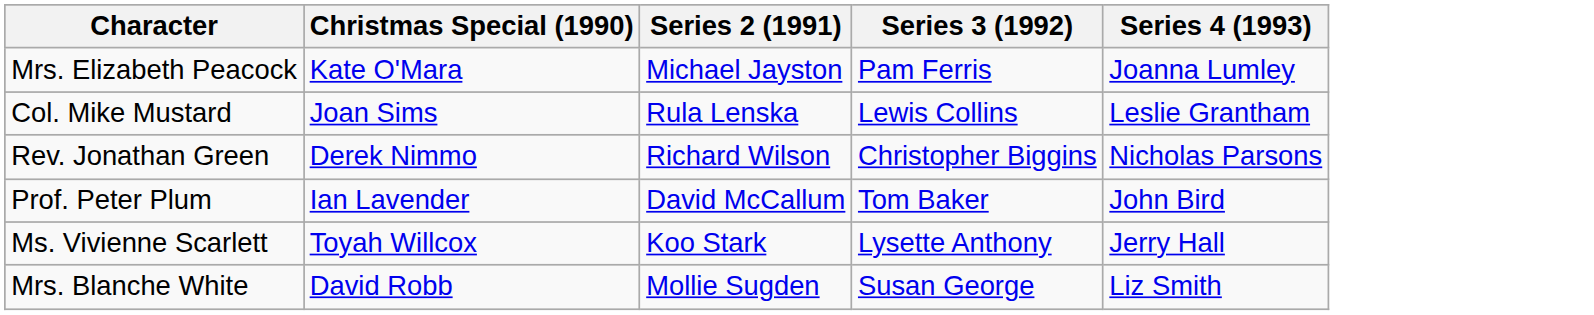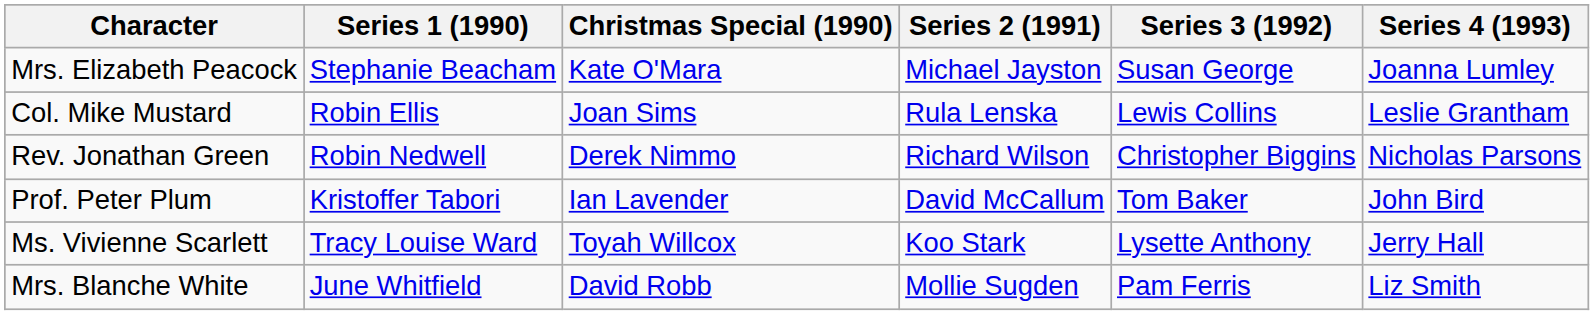+ column: (433, 26)
(925, 69) Pam Ferris -> (1205, 69) Susan George
(946, 286) Susan George -> (1184, 286) Pam Ferris
